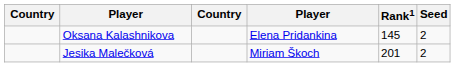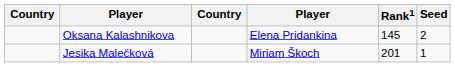(423, 53) 2 -> (423, 53) 1
